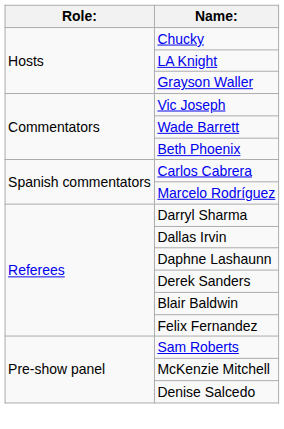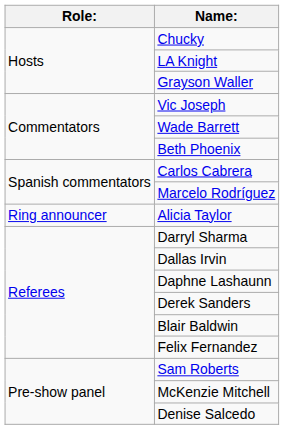+ row: (195, 215)
